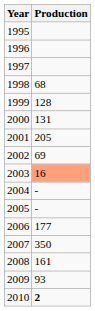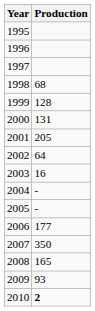(40, 155) 69 -> (40, 155) 64
(40, 173) lightsalmon background -> (40, 173) no background
(43, 262) 161 -> (43, 262) 165
